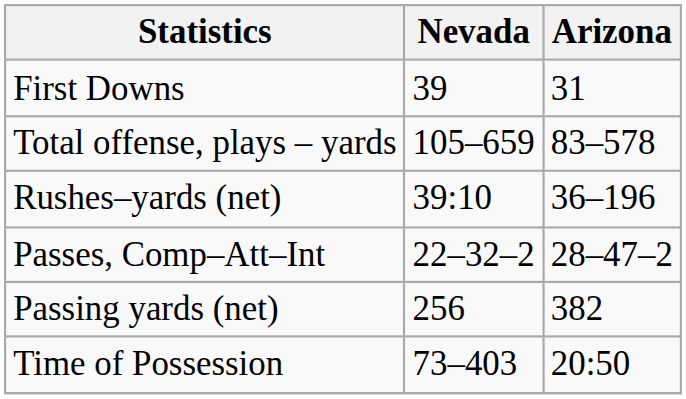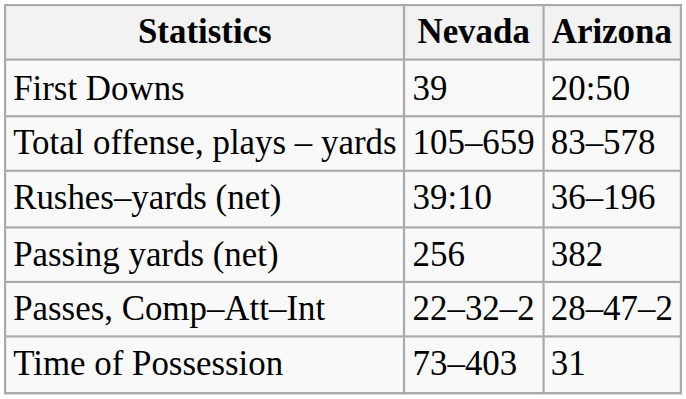(568, 87) 31 -> (591, 87) 20:50
rows swapped: (146, 308) <-> (169, 253)
(591, 364) 20:50 -> (568, 364) 31
